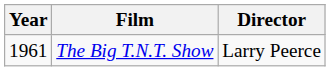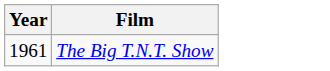- column: (272, 19)
